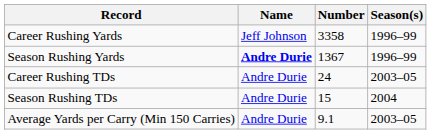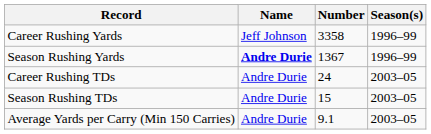(384, 98) 2004 -> (393, 98) 2003–05
